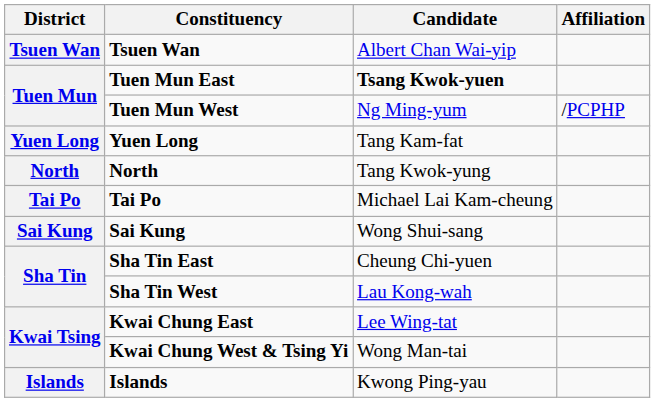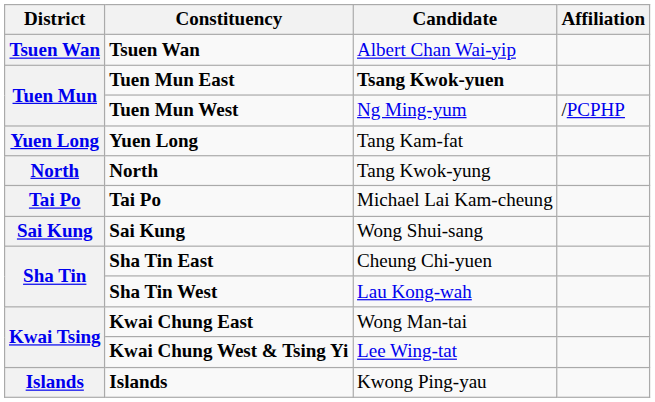(407, 321) Lee Wing-tat -> (412, 321) Wong Man-tai
(412, 351) Wong Man-tai -> (407, 351) Lee Wing-tat
